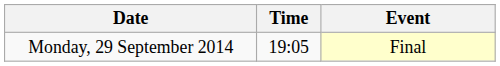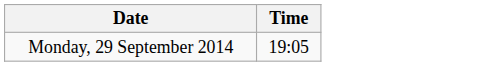- column: (408, 18)
